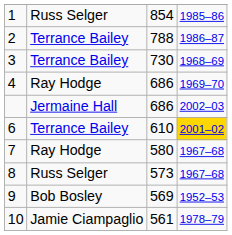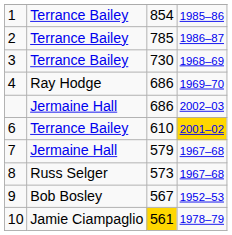(69, 15) Russ Selger -> (79, 15) Terrance Bailey
(162, 38) 788 -> (162, 38) 785
(66, 151) Ray Hodge -> (74, 151) Jermaine Hall
(162, 151) 580 -> (162, 151) 579
(162, 196) 569 -> (162, 196) 567
(162, 219) no background -> (162, 219) gold background
